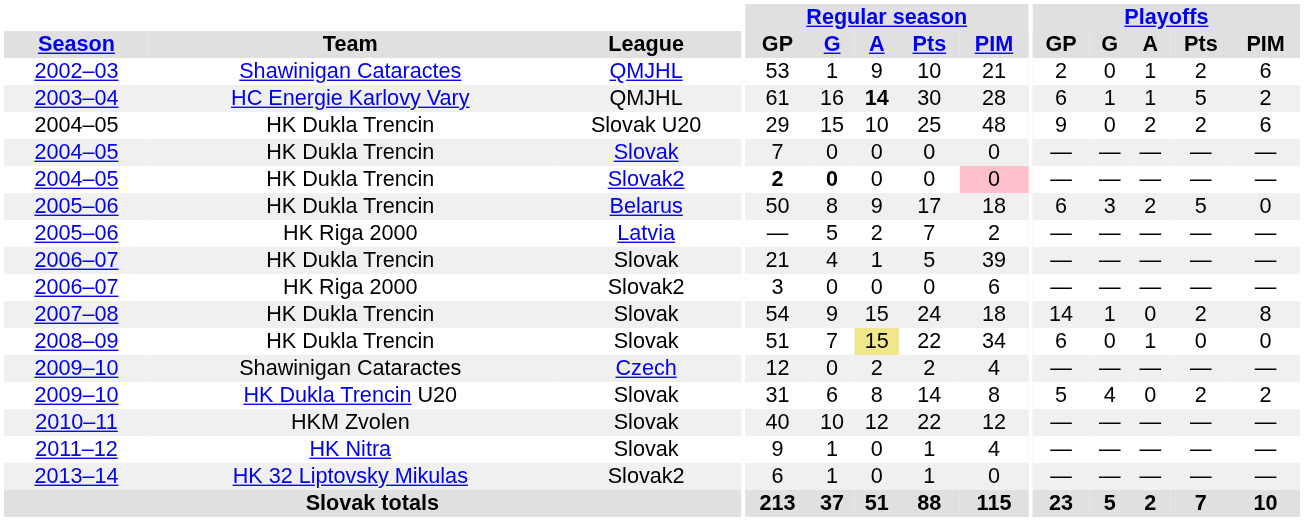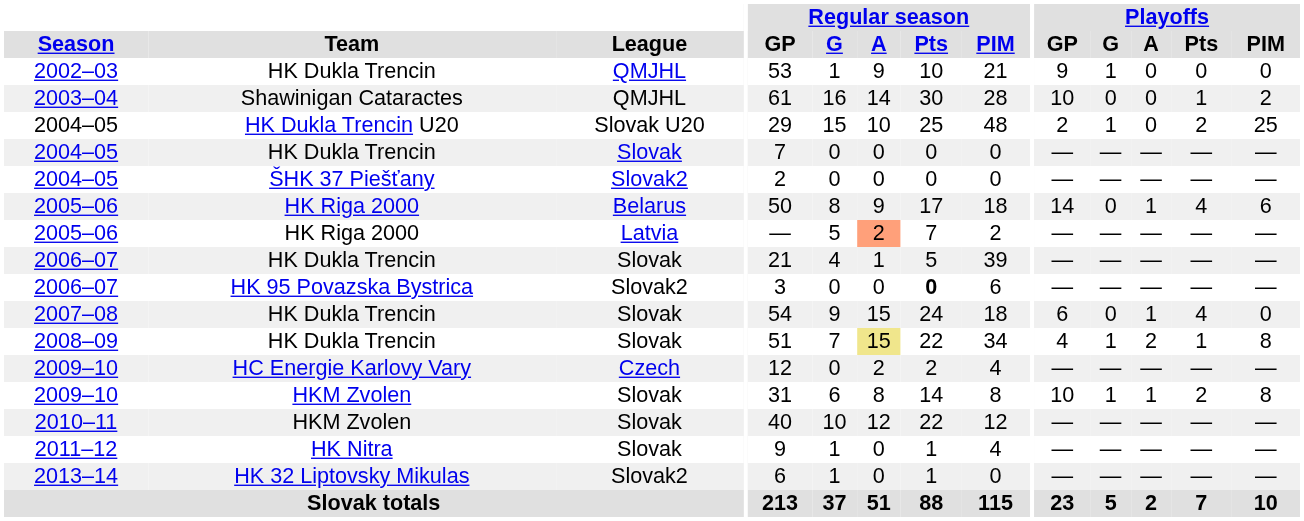(350, 71) Shawinigan Cataractes -> (352, 71) HK Dukla Trencin
(1061, 71) 2 -> (1062, 71) 9
(1110, 71) 0 -> (1111, 71) 1
(1150, 71) 1 -> (1151, 71) 0
(1201, 71) 2 -> (1201, 71) 0
(1266, 71) 6 -> (1266, 71) 0
(350, 98) HC Energie Karlovy Vary -> (352, 98) Shawinigan Cataractes
(877, 98) bold -> (879, 98) normal
(1061, 98) 6 -> (1062, 98) 10
(1110, 98) 1 -> (1111, 98) 0
(1150, 98) 1 -> (1151, 98) 0
(1201, 98) 5 -> (1201, 98) 1
(350, 125) HK Dukla Trencin -> (352, 125) HK Dukla Trencin U20
(1061, 125) 9 -> (1062, 125) 2
(1110, 125) 0 -> (1111, 125) 1
(1150, 125) 2 -> (1151, 125) 0
(1266, 125) 6 -> (1266, 125) 25
(350, 179) HK Dukla Trencin -> (352, 179) ŠHK 37 Piešťany
(777, 179) bold -> (780, 179) normal
(832, 179) bold -> (834, 179) normal
(994, 179) pink background -> (996, 179) no background
(350, 206) HK Dukla Trencin -> (352, 206) HK Riga 2000
(1061, 206) 6 -> (1062, 206) 14
(1110, 206) 3 -> (1111, 206) 0
(1150, 206) 2 -> (1151, 206) 1
(1201, 206) 5 -> (1201, 206) 4
(1266, 206) 0 -> (1266, 206) 6
(877, 233) no background -> (879, 233) lightsalmon background
(350, 287) HK Riga 2000 -> (352, 287) HK 95 Povazska Bystrica
(929, 287) normal -> (931, 287) bold
(1061, 314) 14 -> (1062, 314) 6
(1110, 314) 1 -> (1111, 314) 0
(1150, 314) 0 -> (1151, 314) 1
(1201, 314) 2 -> (1201, 314) 4
(1266, 314) 8 -> (1266, 314) 0
(1061, 341) 6 -> (1062, 341) 4
(1110, 341) 0 -> (1111, 341) 1
(1150, 341) 1 -> (1151, 341) 2
(1201, 341) 0 -> (1201, 341) 1
(1266, 341) 0 -> (1266, 341) 8
(350, 368) Shawinigan Cataractes -> (352, 368) HC Energie Karlovy Vary
(350, 395) HK Dukla Trencin U20 -> (352, 395) HKM Zvolen
(1061, 395) 5 -> (1062, 395) 10
(1110, 395) 4 -> (1111, 395) 1
(1150, 395) 0 -> (1151, 395) 1
(1266, 395) 2 -> (1266, 395) 8
